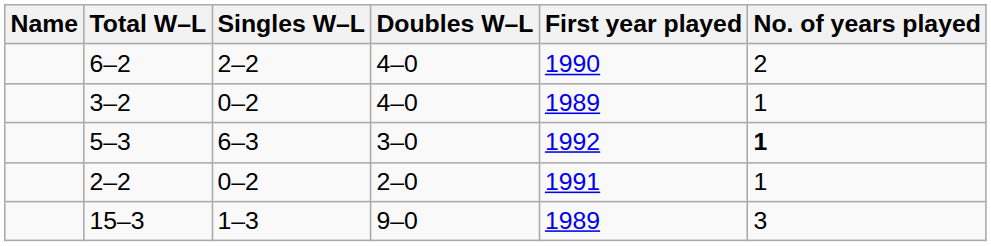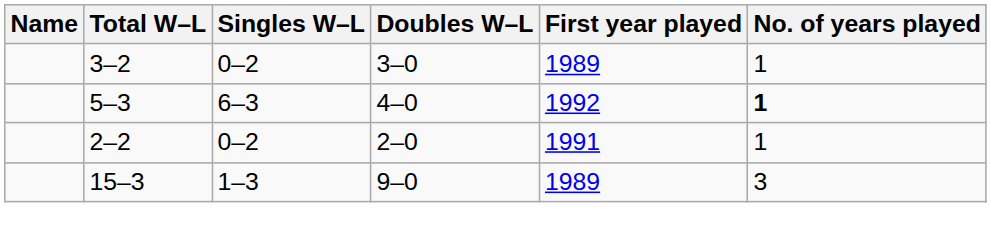- row: (110, 63)
(397, 102) 4–0 -> (397, 63) 3–0
(397, 142) 3–0 -> (397, 102) 4–0
